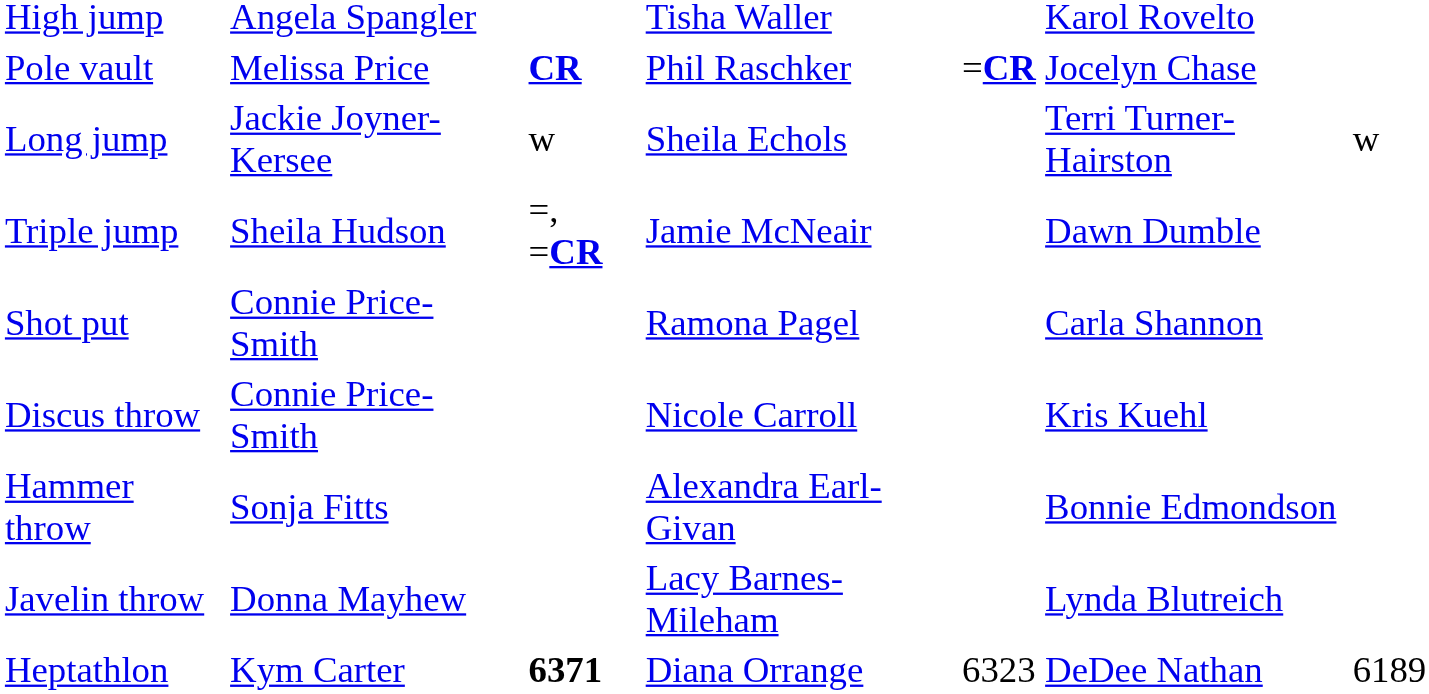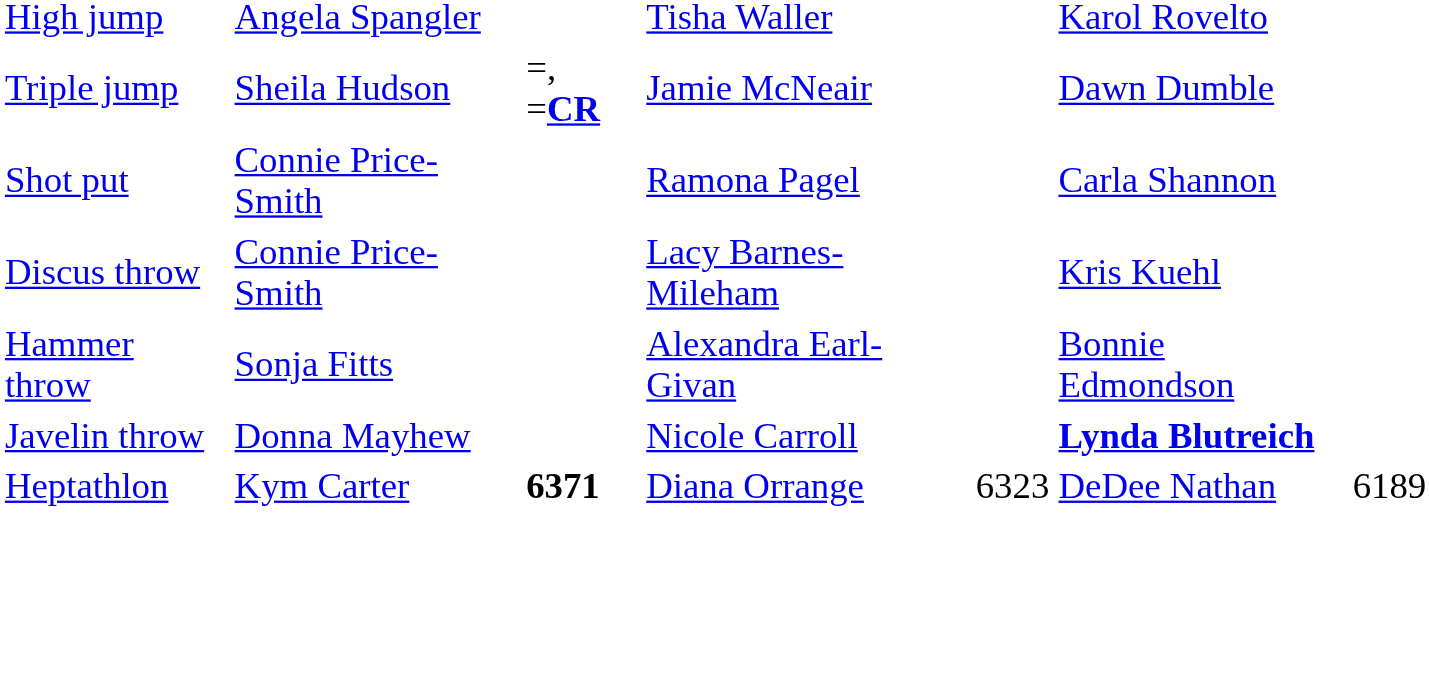- row: (79, 67)
- row: (86, 138)
(751, 414) Nicole Carroll -> (745, 272) Lacy Barnes-Mileham
(744, 598) Lacy Barnes-Mileham -> (752, 435) Nicole Carroll
(1164, 598) normal -> (1186, 435) bold
